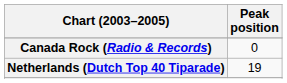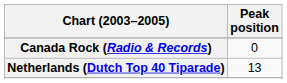(255, 68) 19 -> (255, 68) 13
